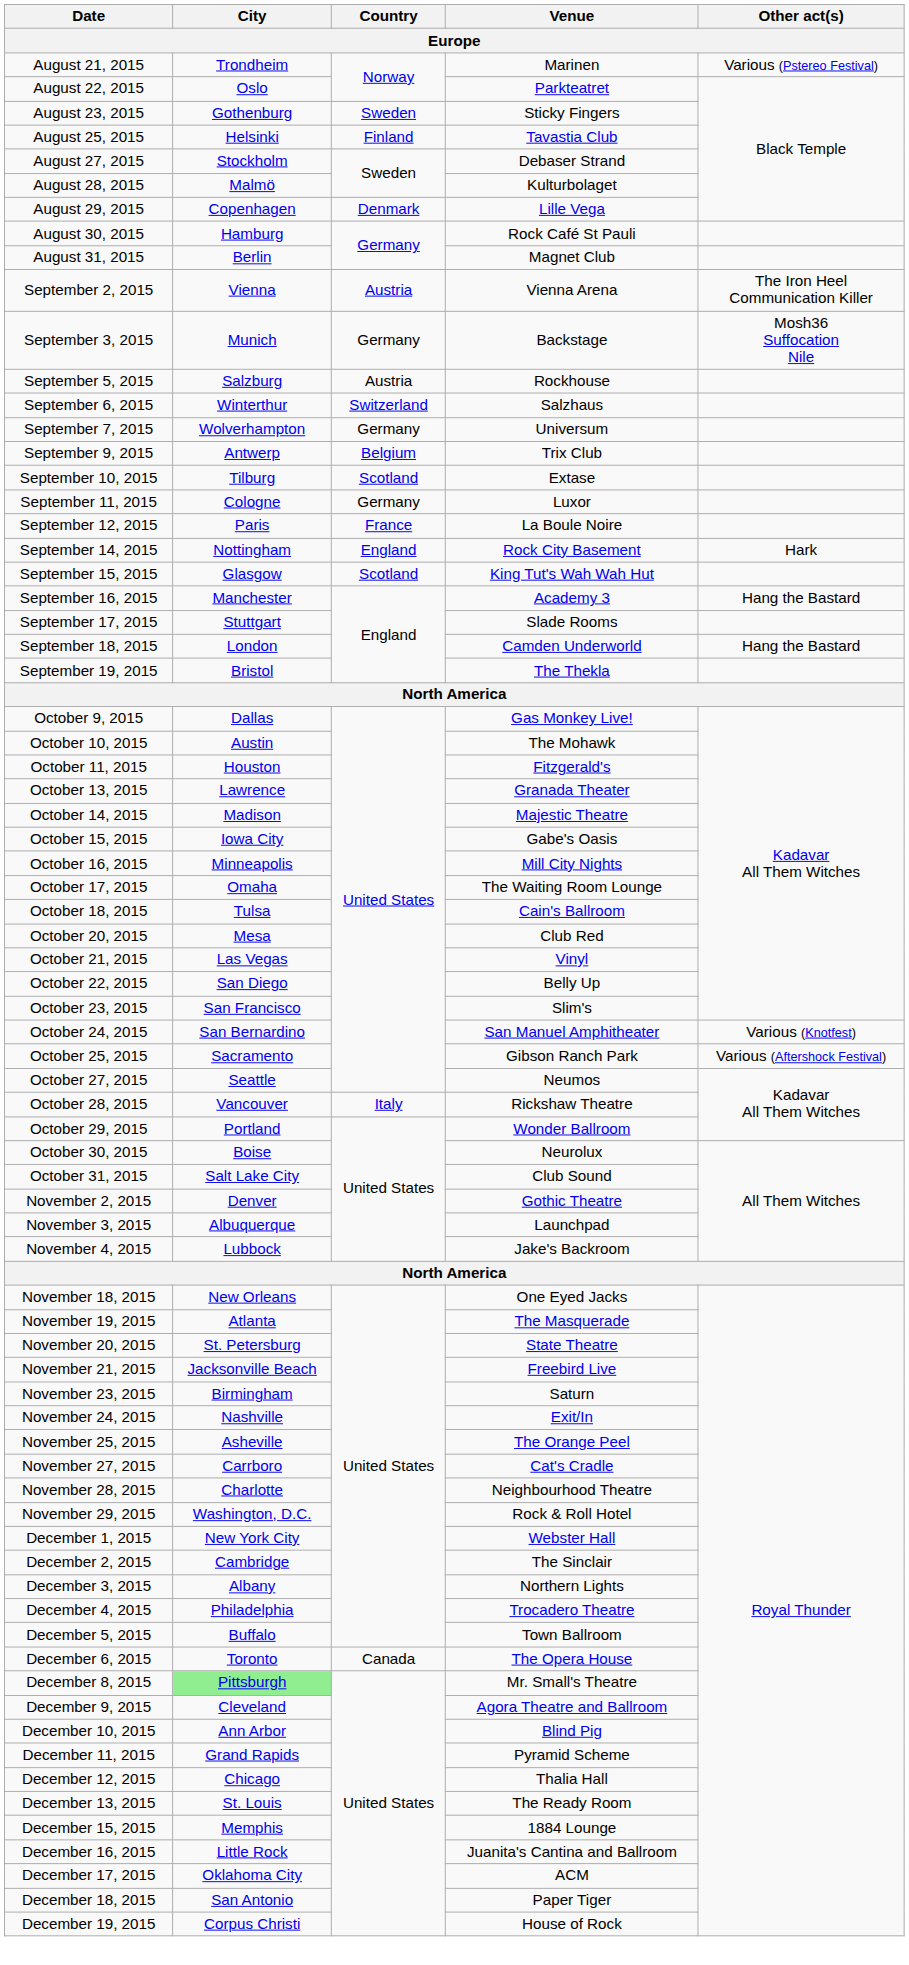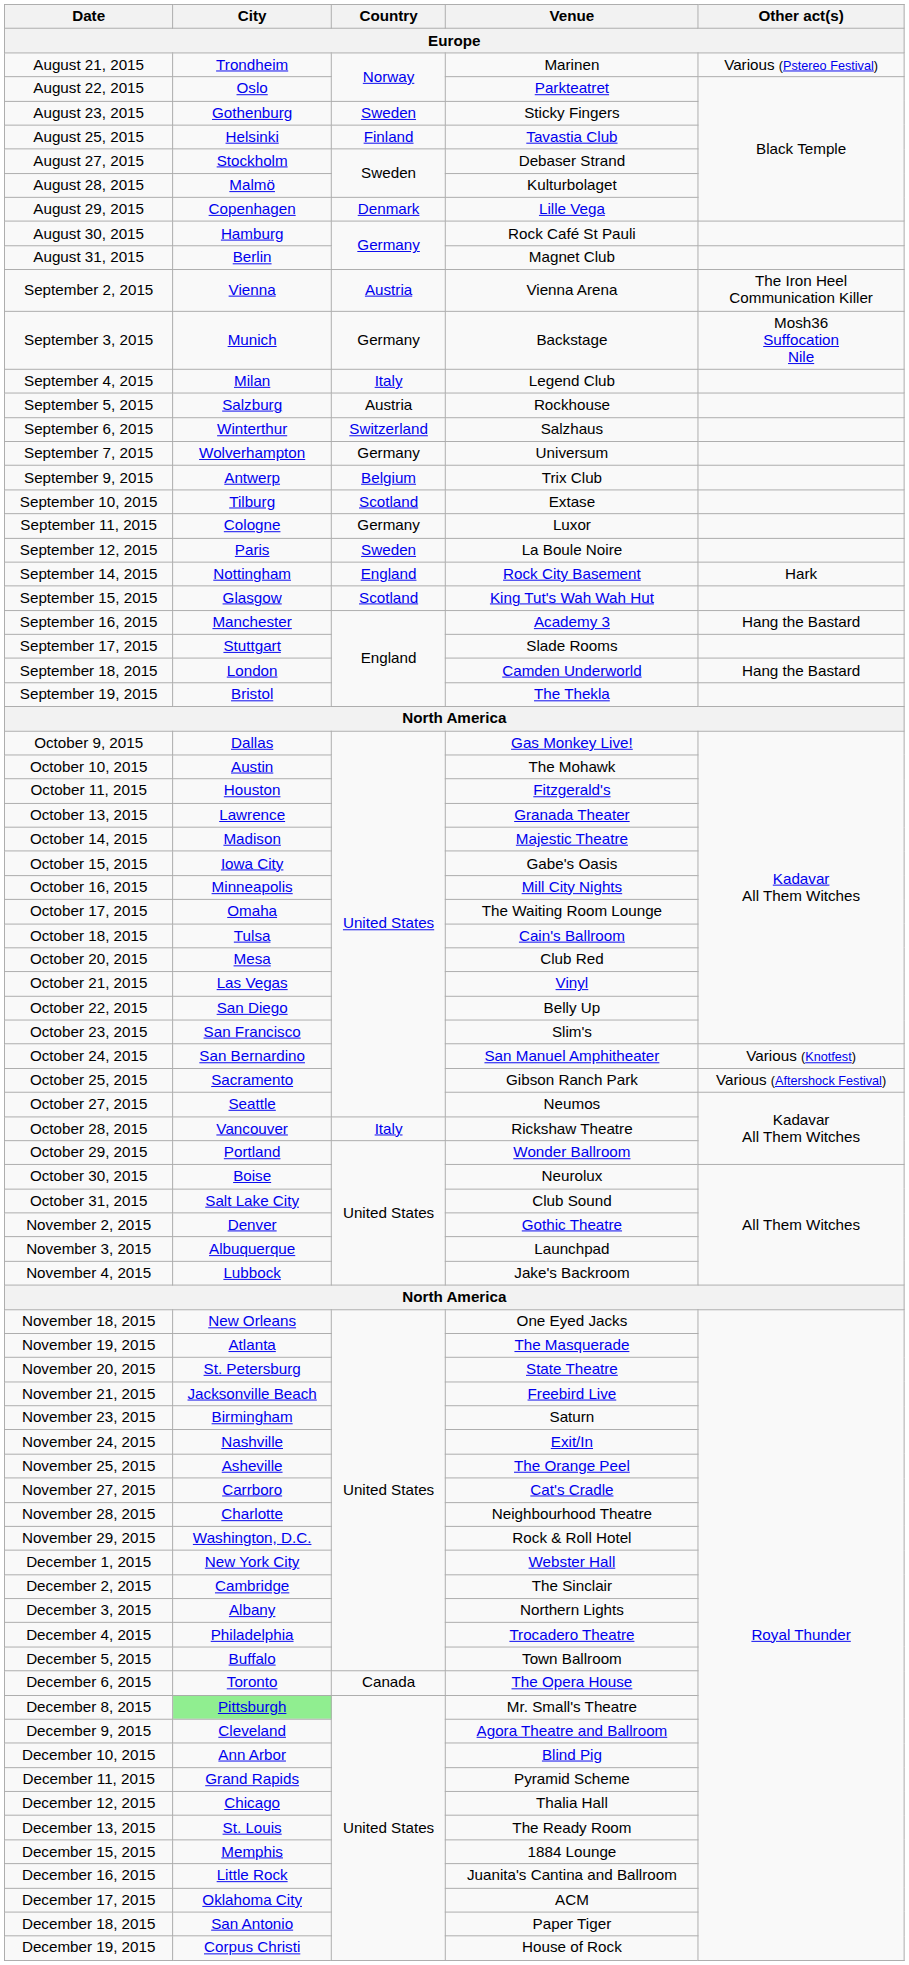+ row: (89, 381)
(389, 525) France -> (389, 549) Sweden
